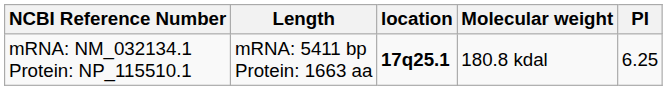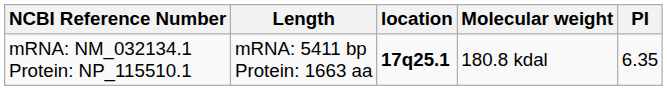(640, 59) 6.25 -> (640, 59) 6.35
